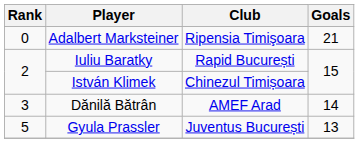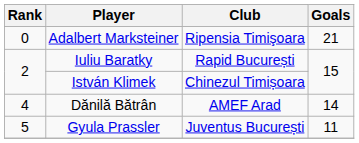(25, 104) 3 -> (25, 104) 4
(331, 127) 13 -> (331, 127) 11
